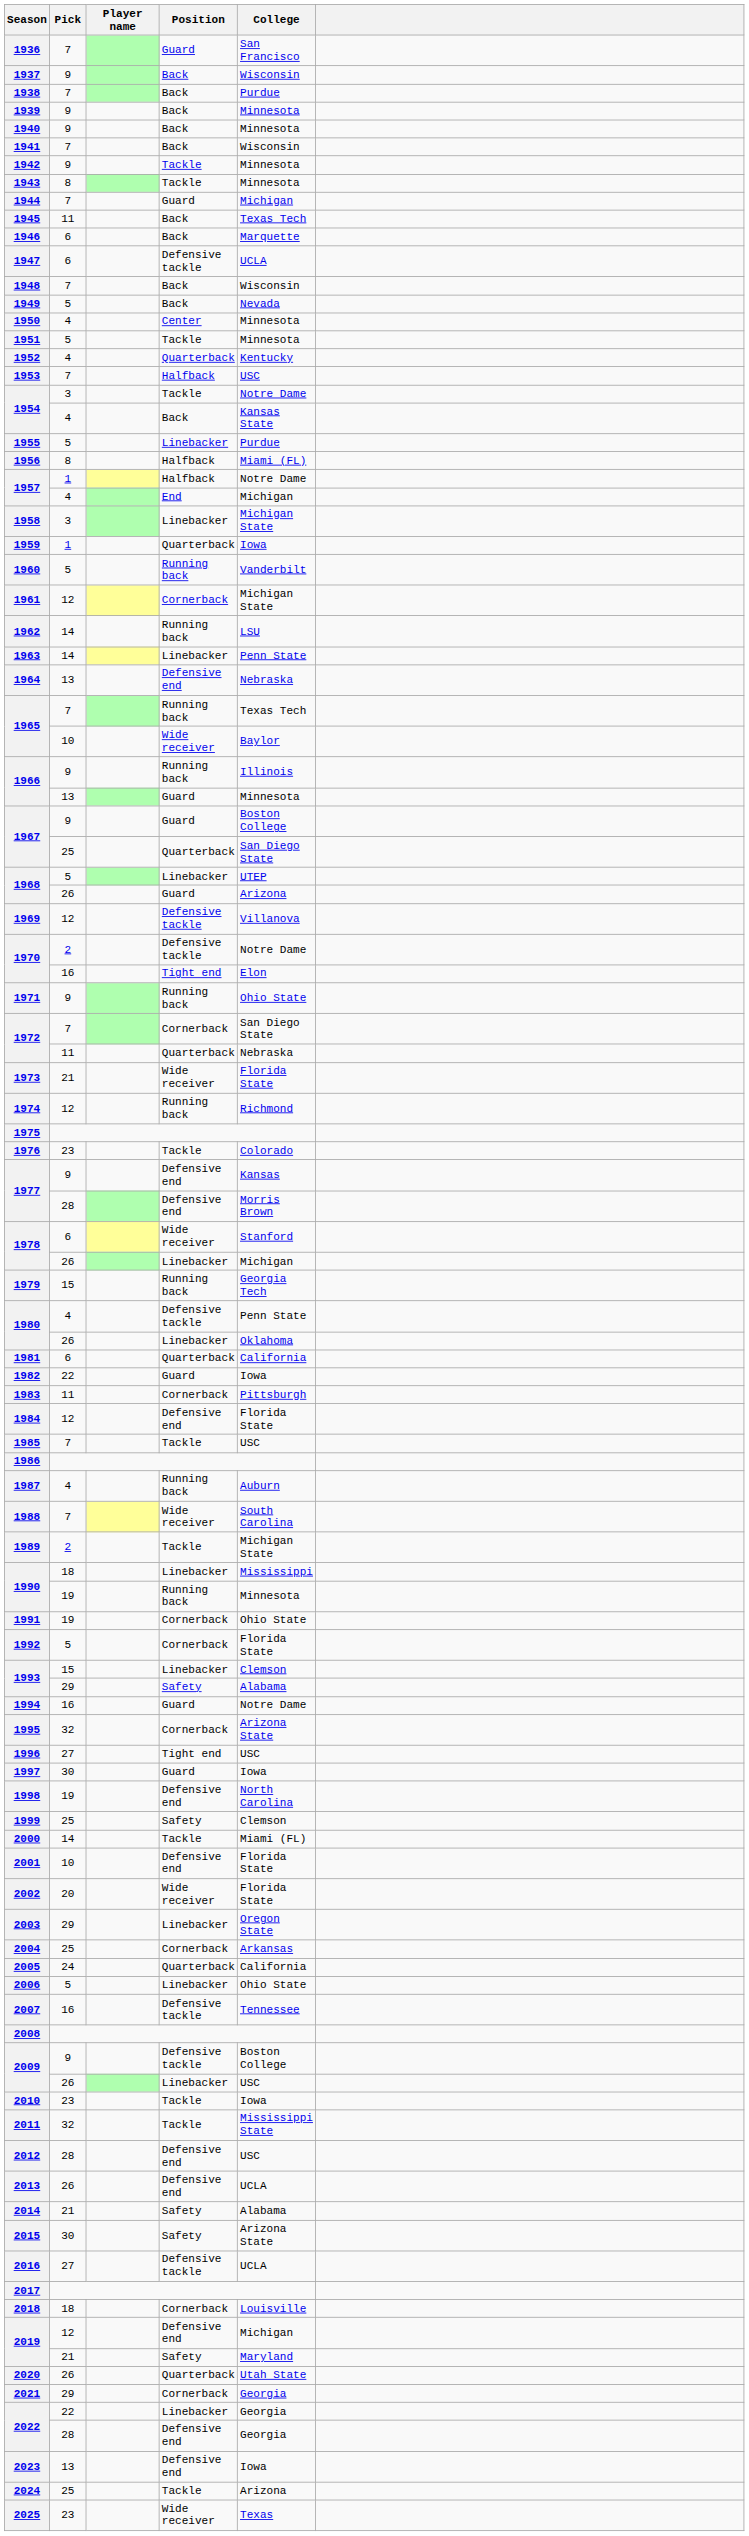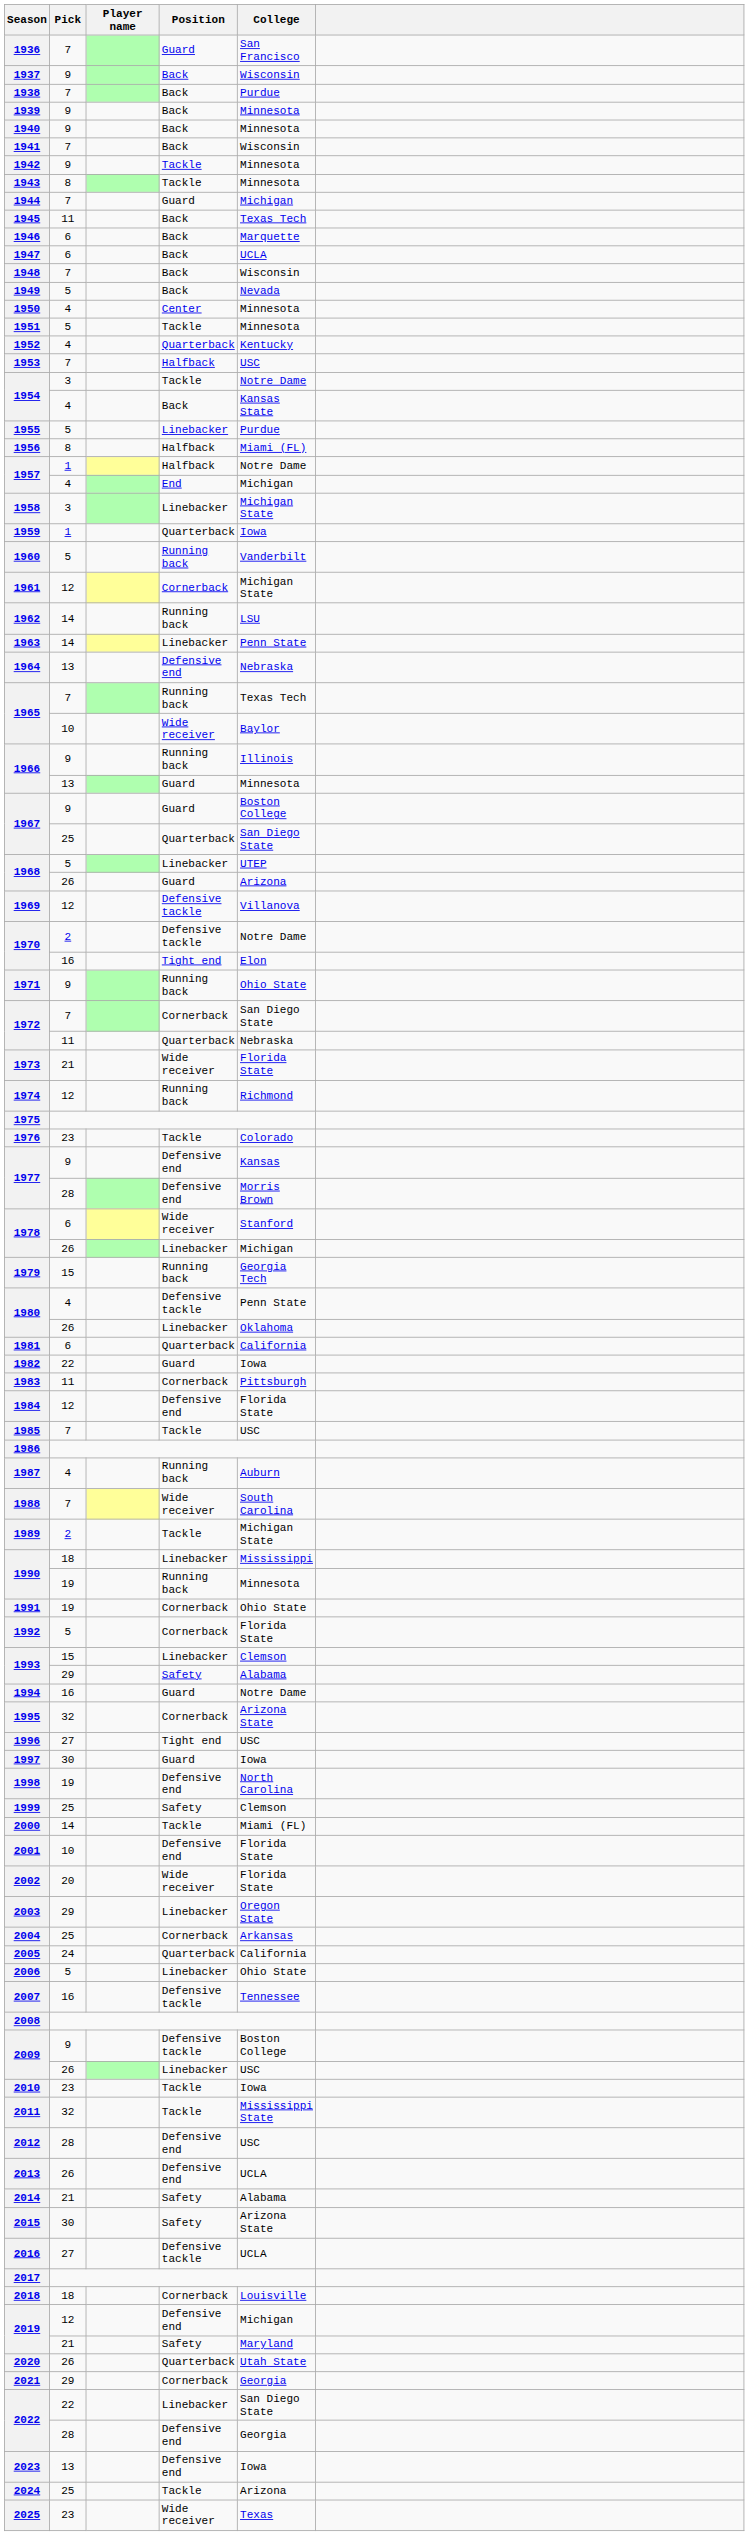(192, 261) Defensive tackle -> (175, 255) Back
(263, 2411) Georgia -> (270, 2405) San Diego State
